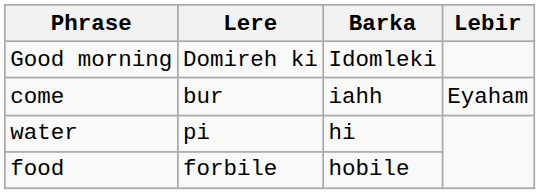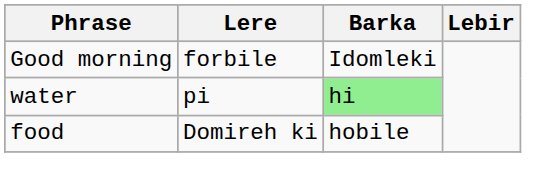(250, 60) Domireh ki -> (230, 60) forbile
- row: (37, 97)
(342, 133) no background -> (342, 97) lightgreen background
(230, 170) forbile -> (250, 133) Domireh ki
